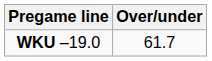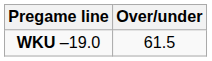(159, 42) 61.7 -> (159, 42) 61.5
